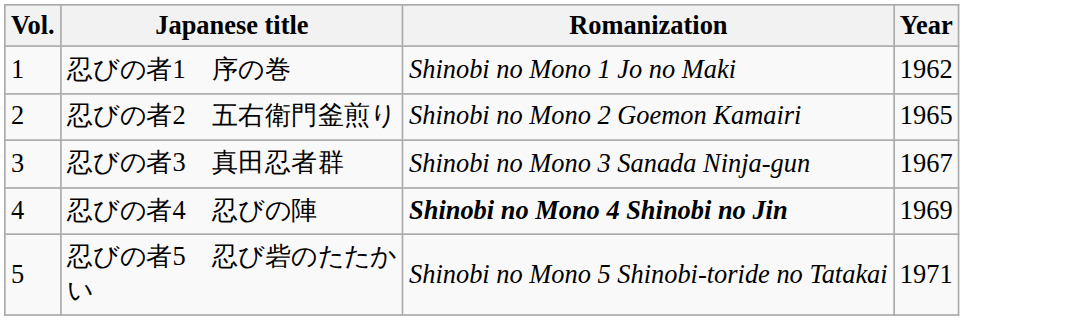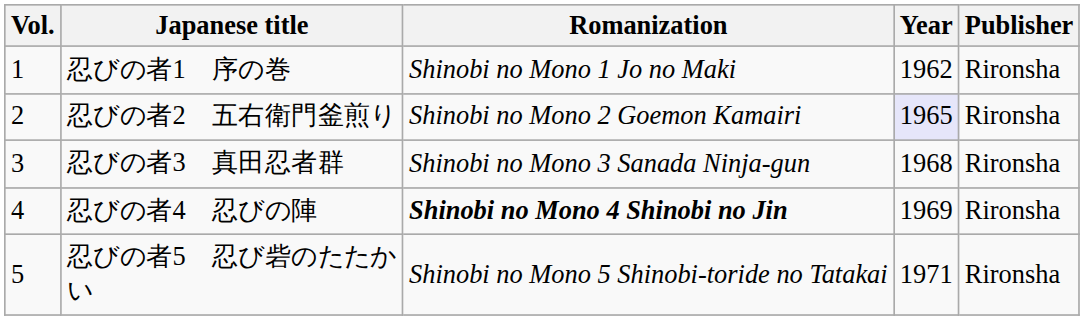+ column: (1019, 25)
(926, 116) no background -> (926, 116) lavender background
(926, 163) 1967 -> (926, 163) 1968
